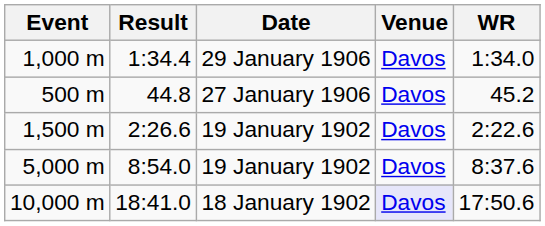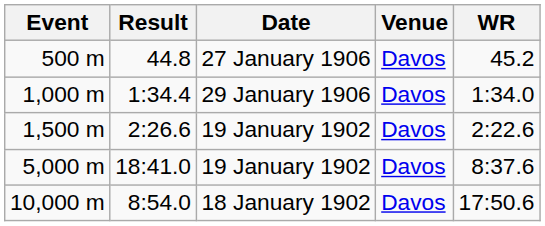rows swapped: (73, 94) <-> (64, 58)
(159, 166) 8:54.0 -> (153, 166) 18:41.0
(153, 202) 18:41.0 -> (159, 202) 8:54.0
(413, 202) lavender background -> (413, 202) no background
